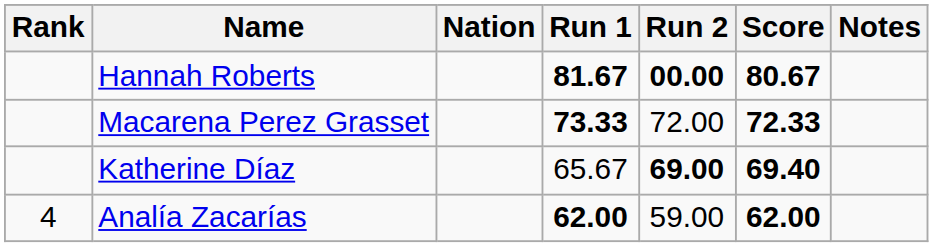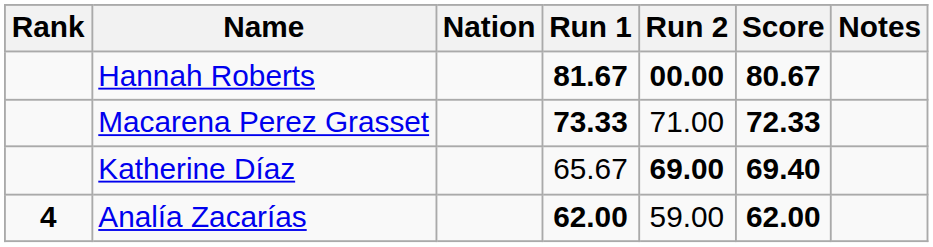(687, 122) 72.00 -> (687, 122) 71.00
(48, 216) normal -> (48, 216) bold
